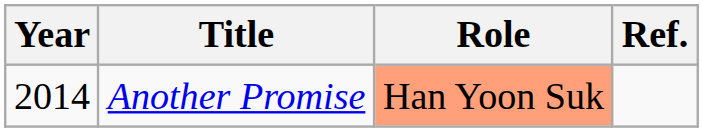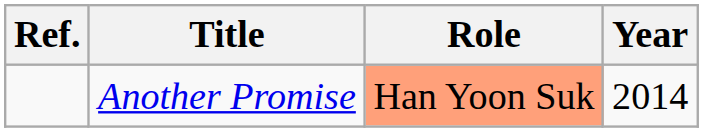columns swapped: (52, 34) <-> (655, 34)
